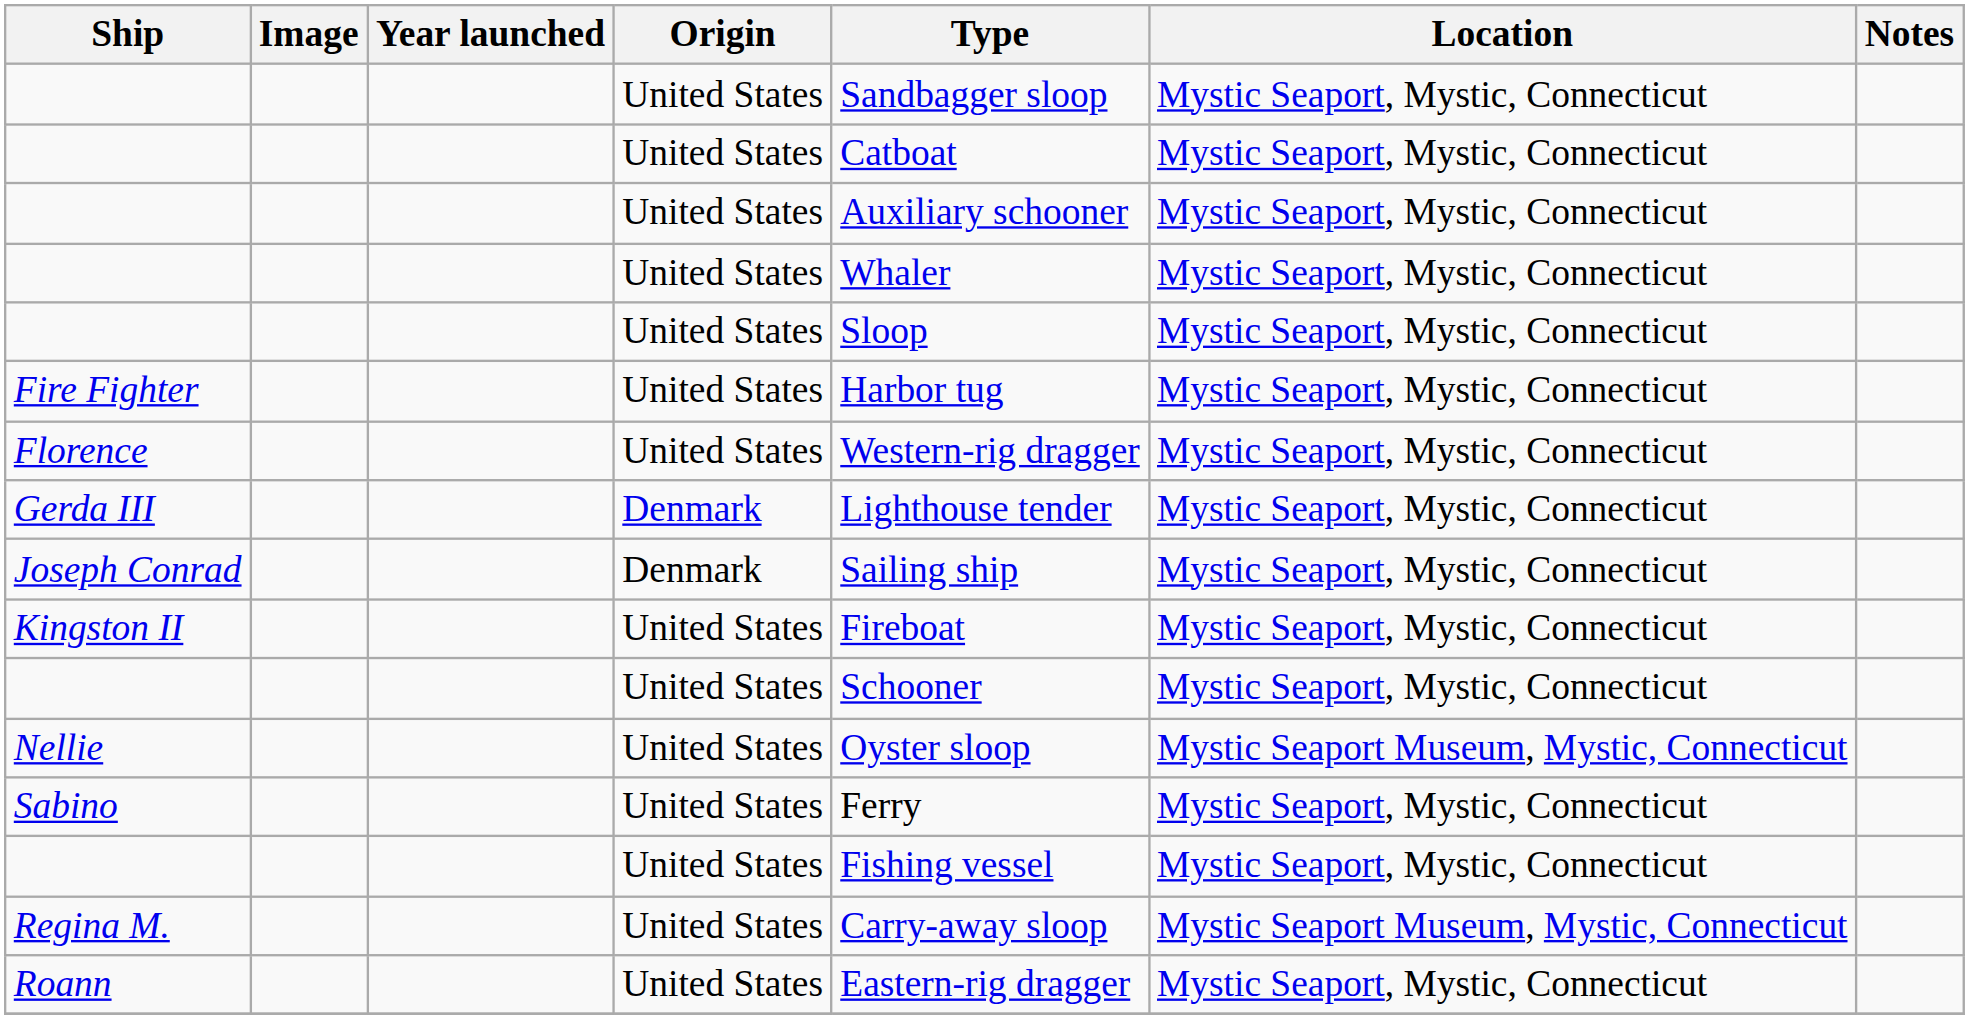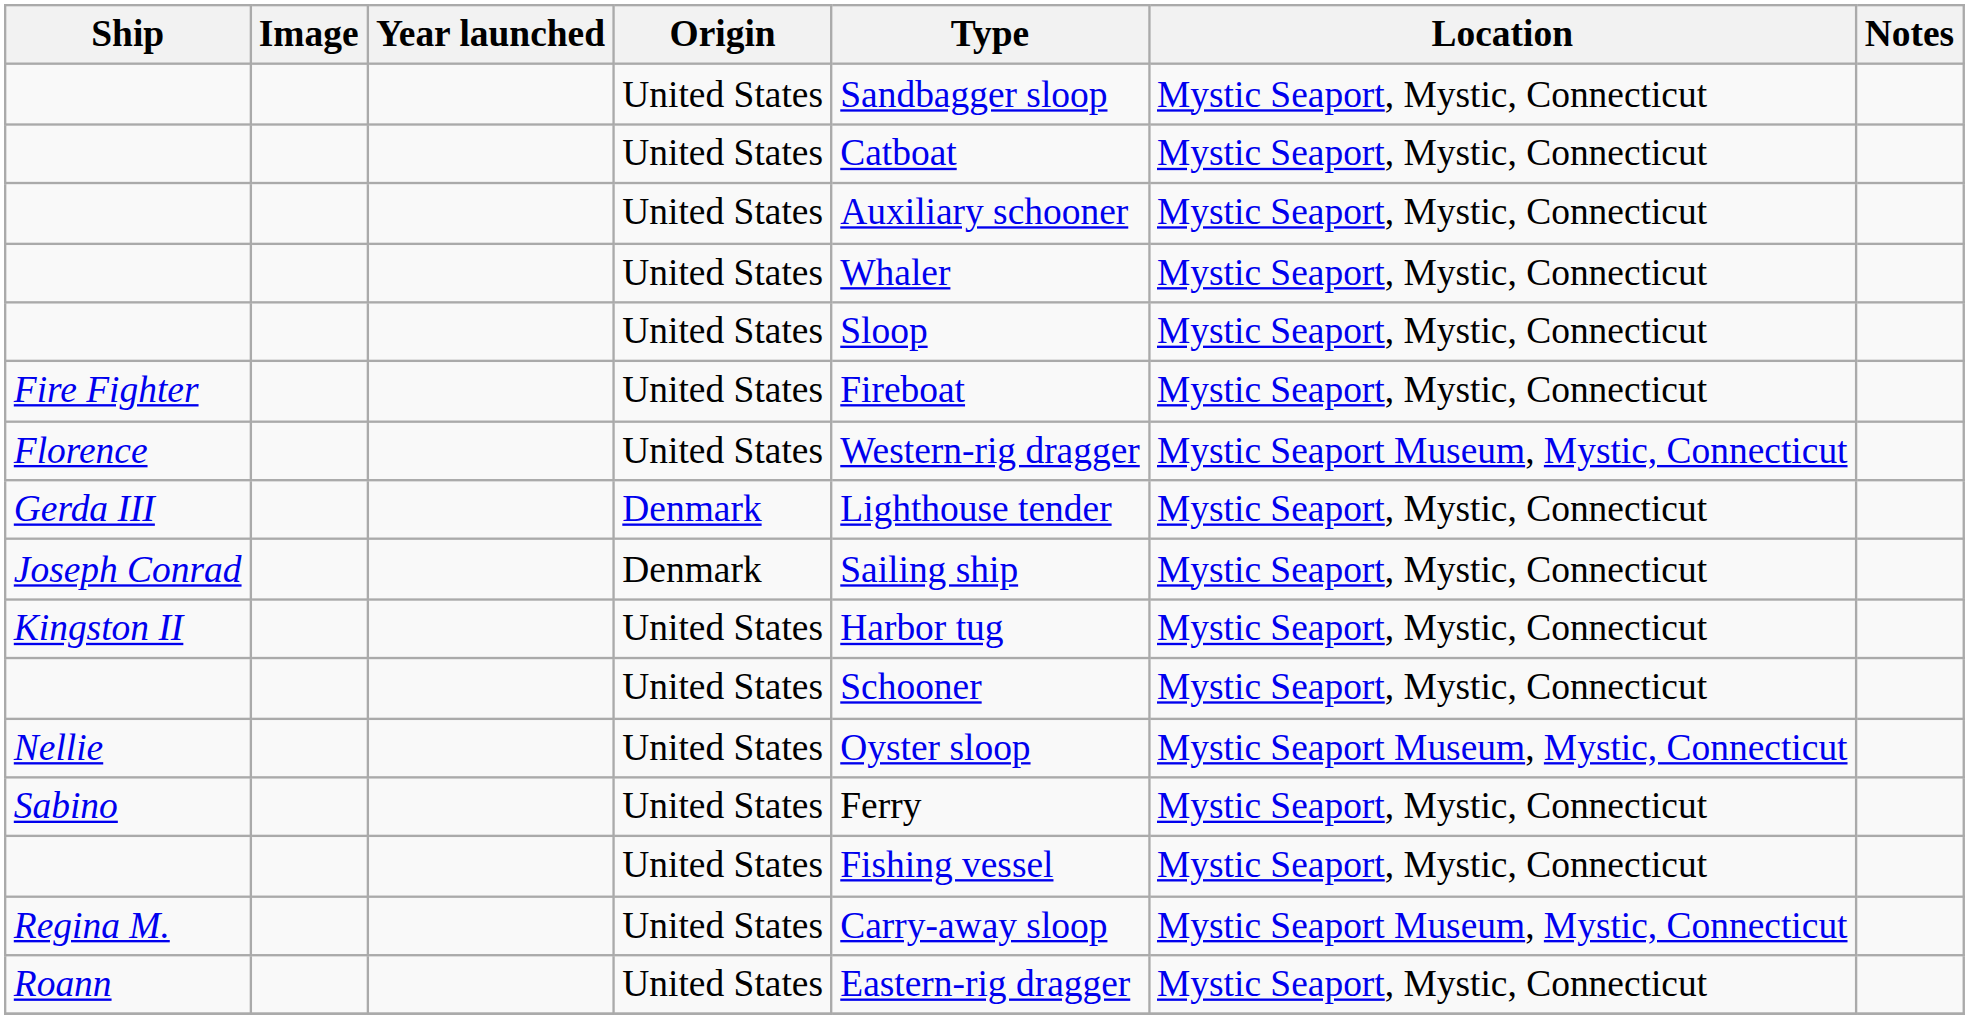(922, 390) Harbor tug -> (903, 390) Fireboat
(1432, 449) Mystic Seaport, Mystic, Connecticut -> (1502, 449) Mystic Seaport Museum, Mystic, Connecticut
(903, 627) Fireboat -> (922, 627) Harbor tug
